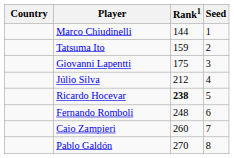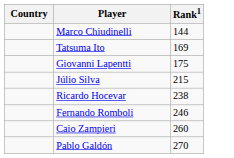- column: (216, 13)
(181, 47) 159 -> (181, 47) 169
(181, 80) 212 -> (181, 80) 215
(181, 96) bold -> (181, 96) normal
(181, 112) 248 -> (181, 112) 246
